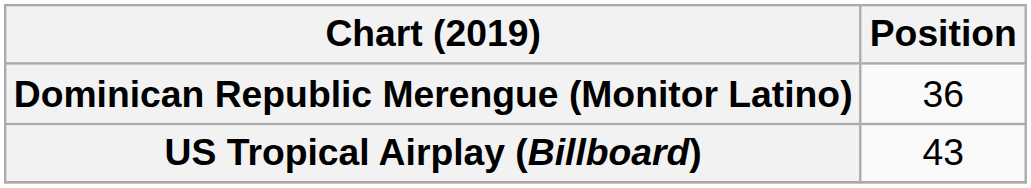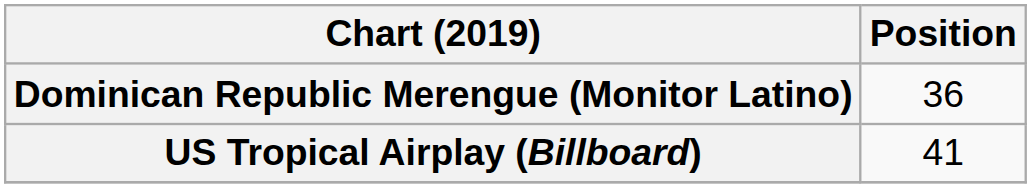(943, 152) 43 -> (943, 152) 41
